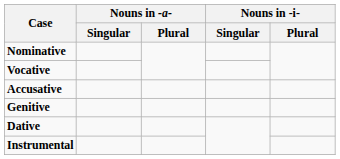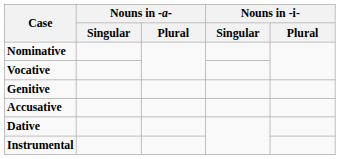rows swapped: (34, 88) <-> (28, 107)
